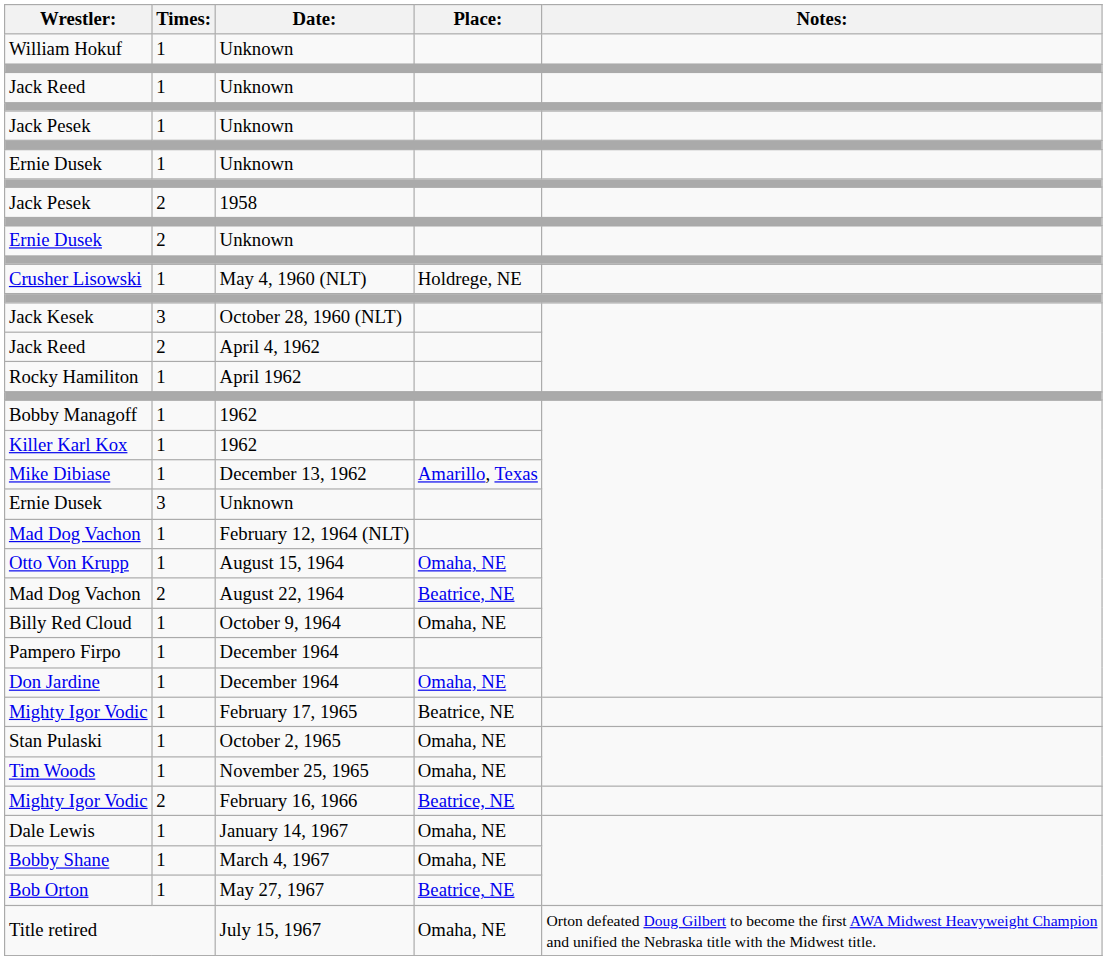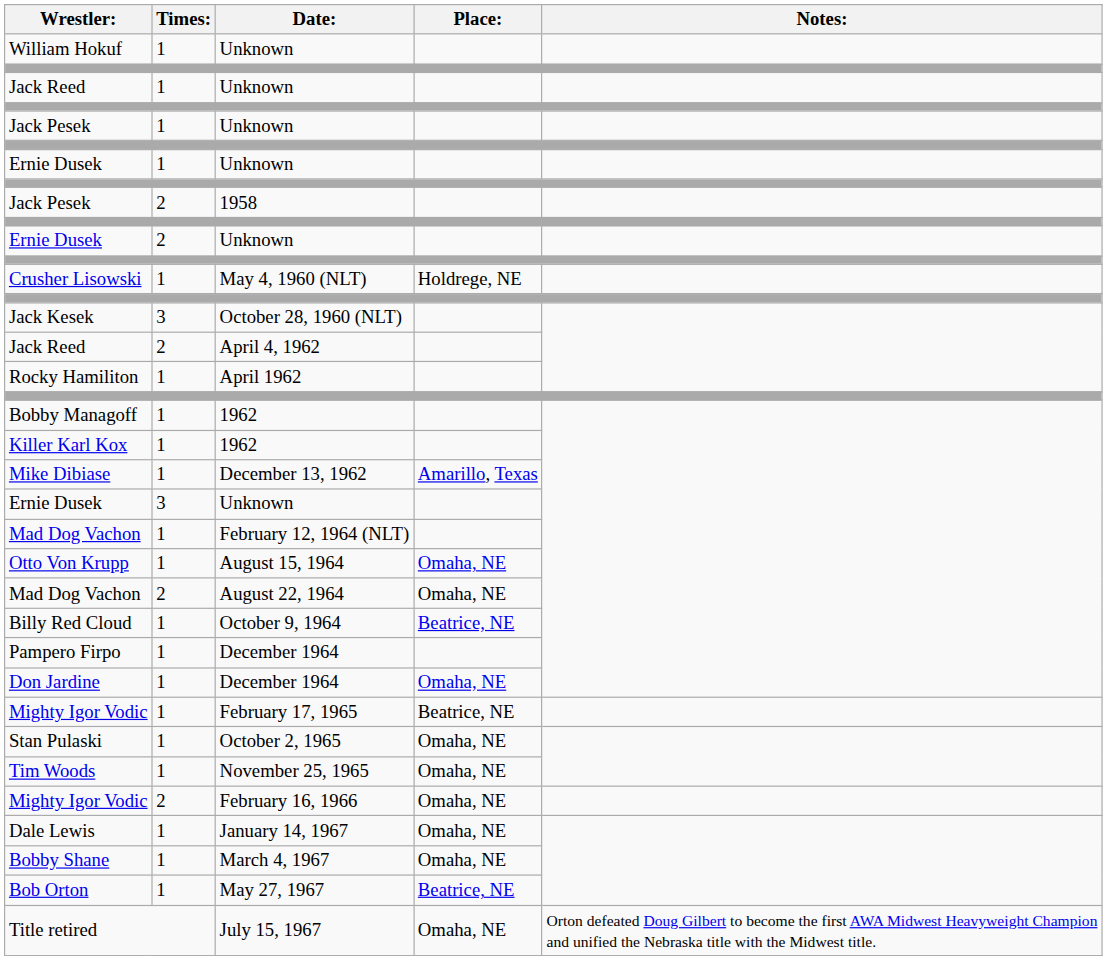(466, 593) Beatrice, NE -> (462, 593) Omaha, NE
(462, 622) Omaha, NE -> (466, 622) Beatrice, NE
(466, 800) Beatrice, NE -> (462, 800) Omaha, NE
